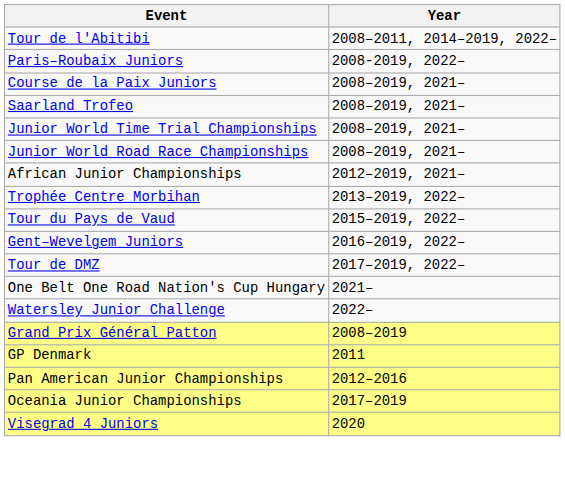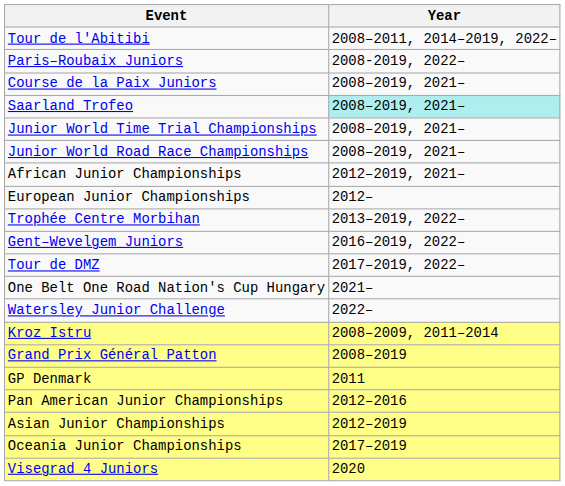(398, 107) no background -> (398, 107) paleturquoise background
+ row: (129, 197)
- row: (91, 220)
+ row: (50, 333)
+ row: (116, 424)
